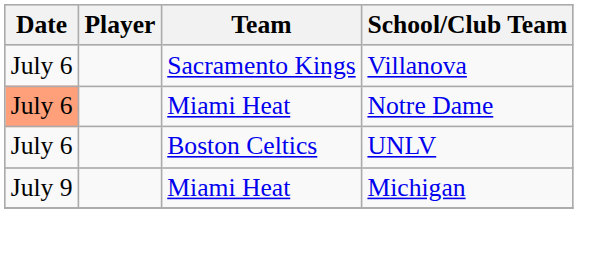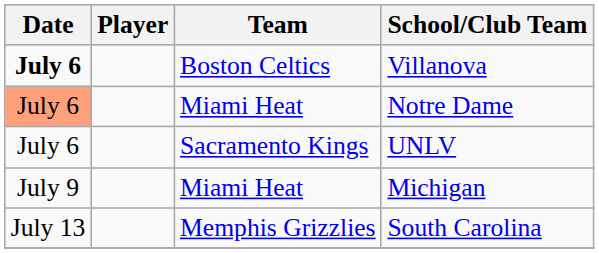(42, 65) normal -> (48, 65) bold
(261, 65) Sacramento Kings -> (255, 65) Boston Celtics
(242, 146) Boston Celtics -> (274, 146) Sacramento Kings
+ row: (465, 227)
